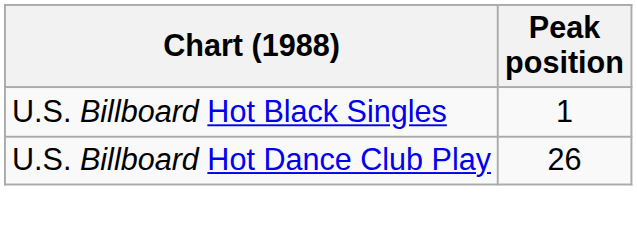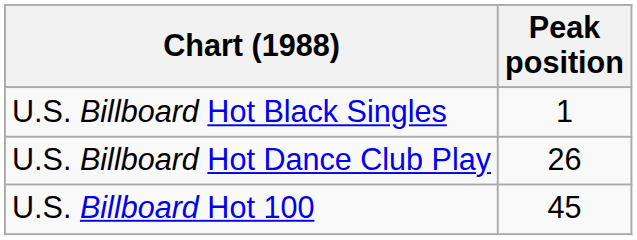+ row: (163, 208)
